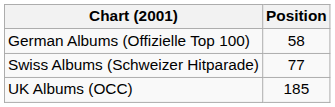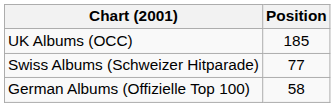rows swapped: (129, 41) <-> (70, 89)
